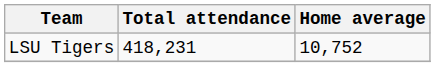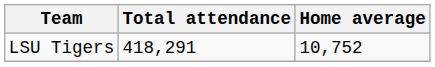(159, 48) 418,231 -> (159, 48) 418,291
